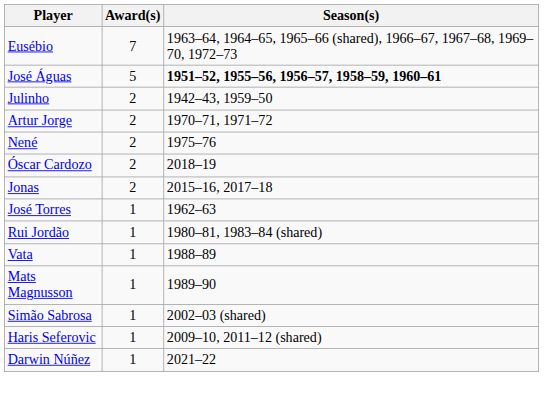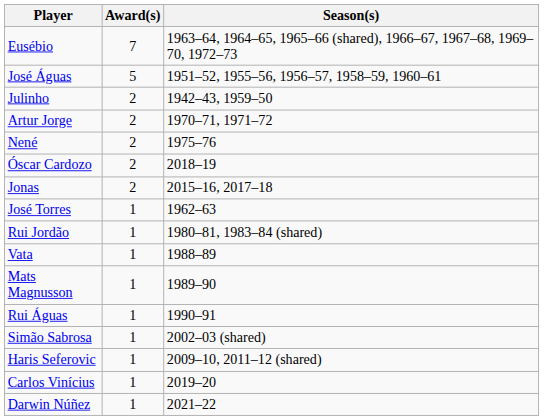(304, 76) bold -> (304, 76) normal
+ row: (38, 315)
+ row: (51, 382)
